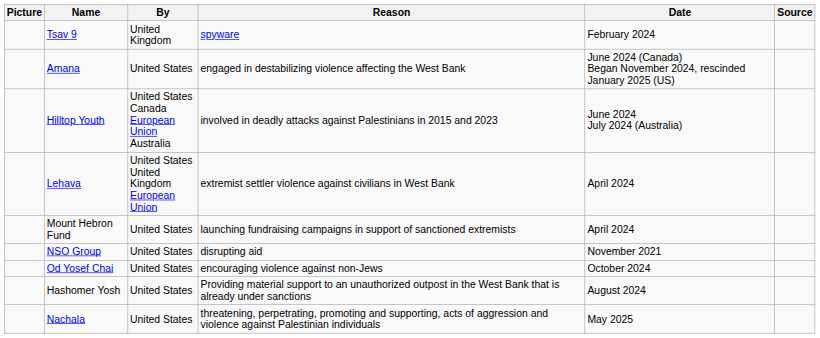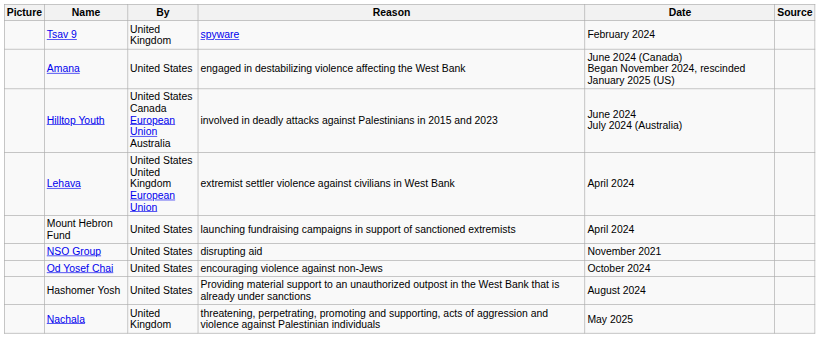(161, 319) United States -> (151, 319) United Kingdom
